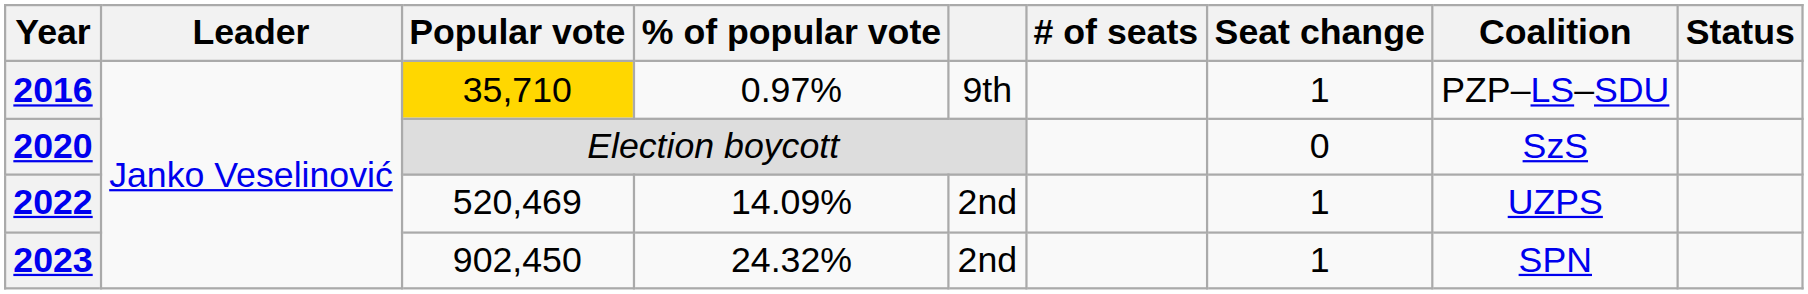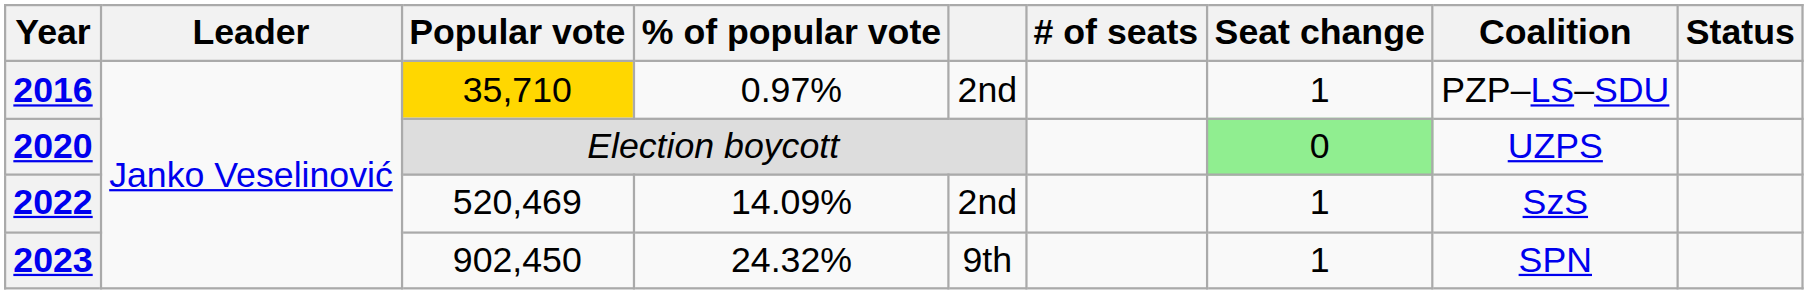(987, 89) 9th -> (987, 89) 2nd
(1320, 145) no background -> (1320, 145) lightgreen background
(1555, 145) SzS -> (1555, 145) UZPS
(1555, 202) UZPS -> (1555, 202) SzS
(987, 259) 2nd -> (987, 259) 9th
